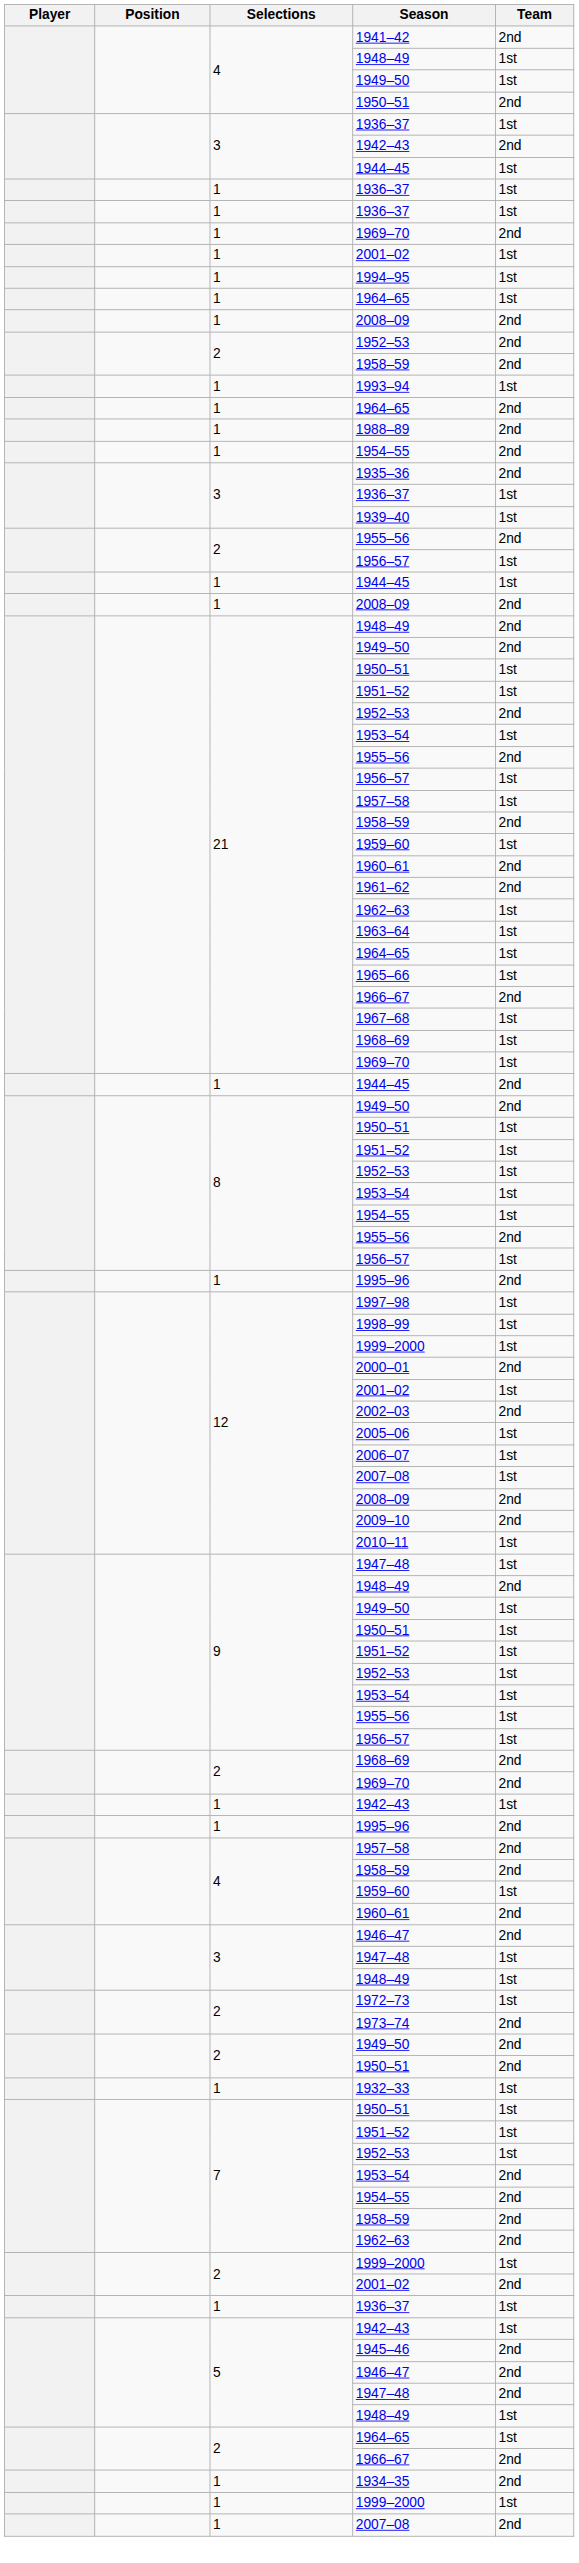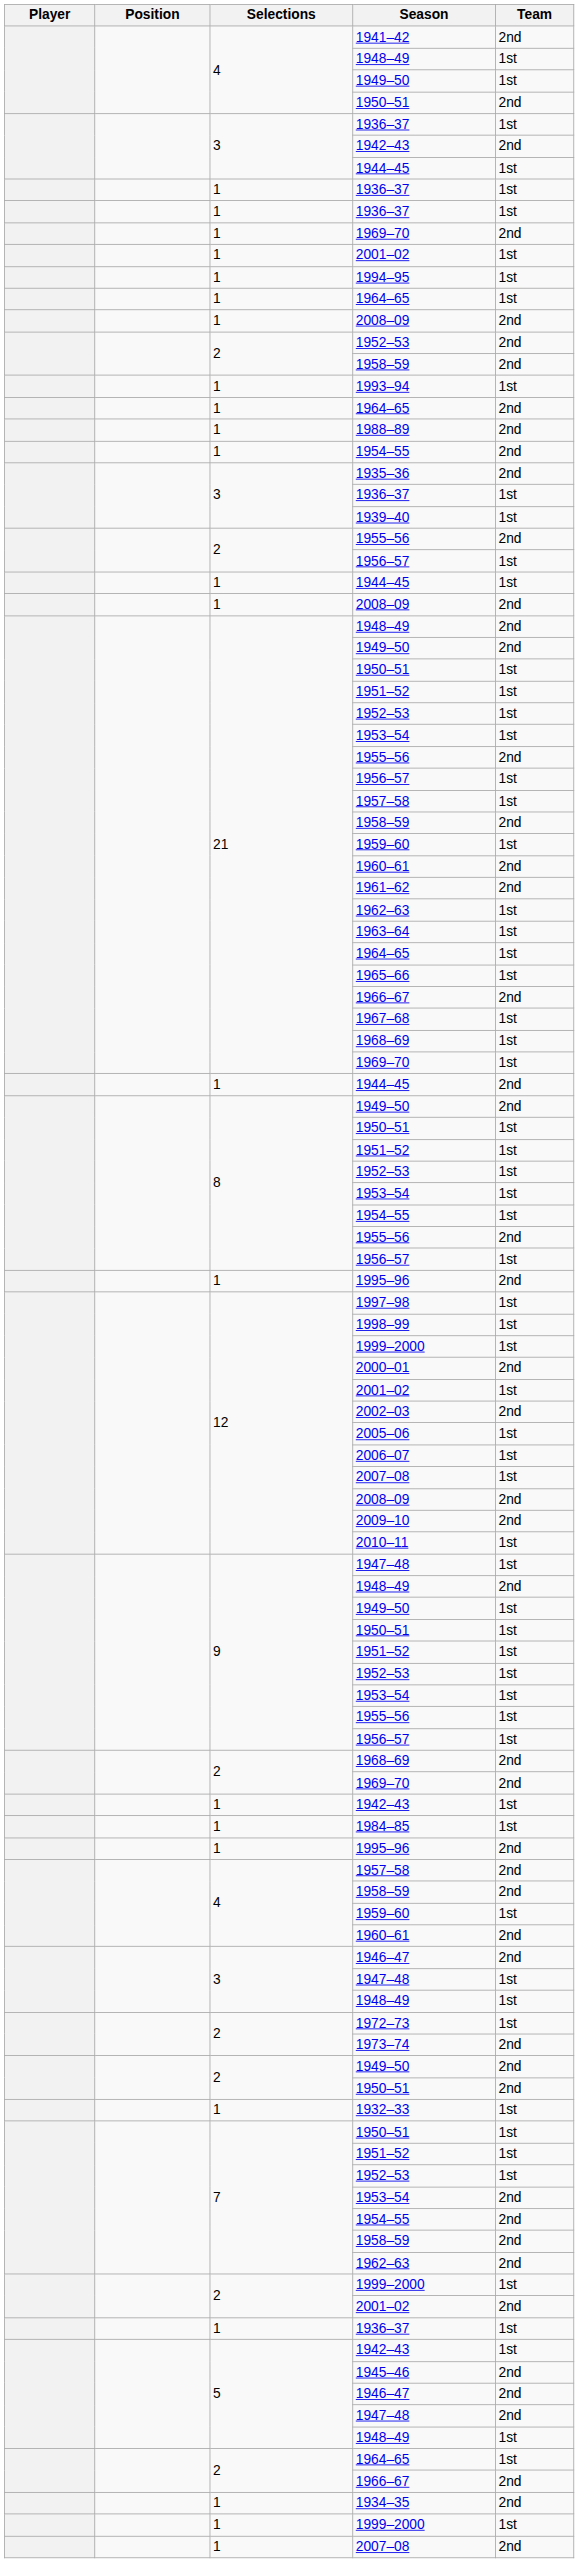(510, 713) 2nd -> (508, 713) 1st
+ row: (217, 1826)
